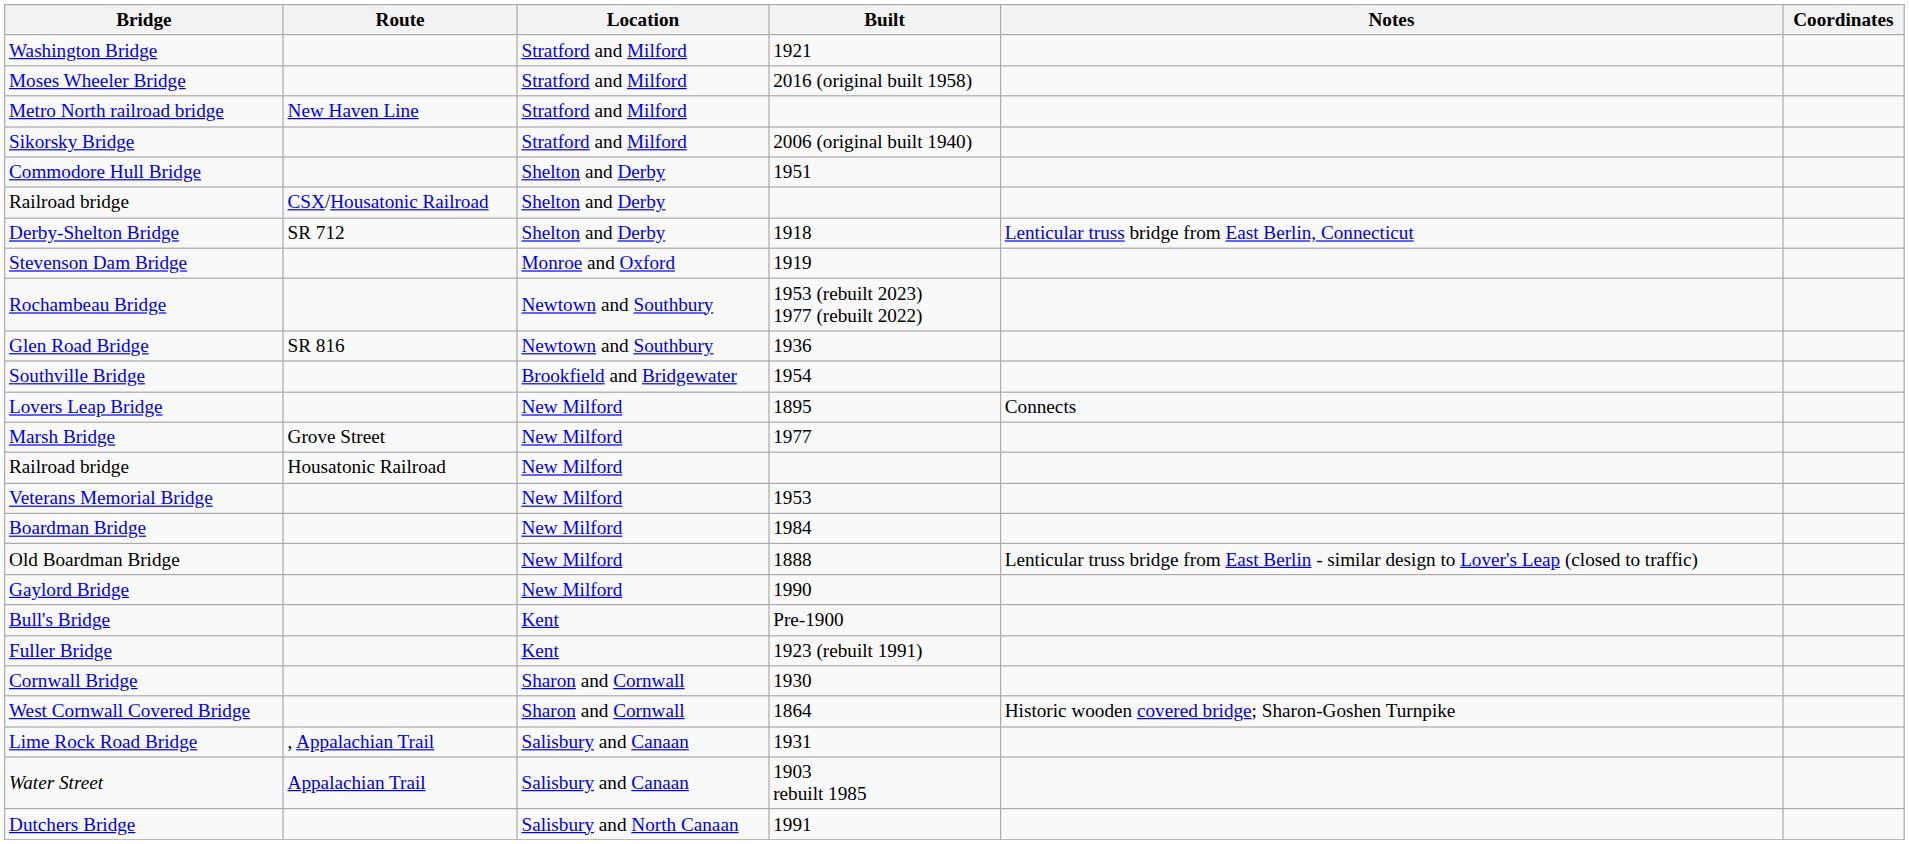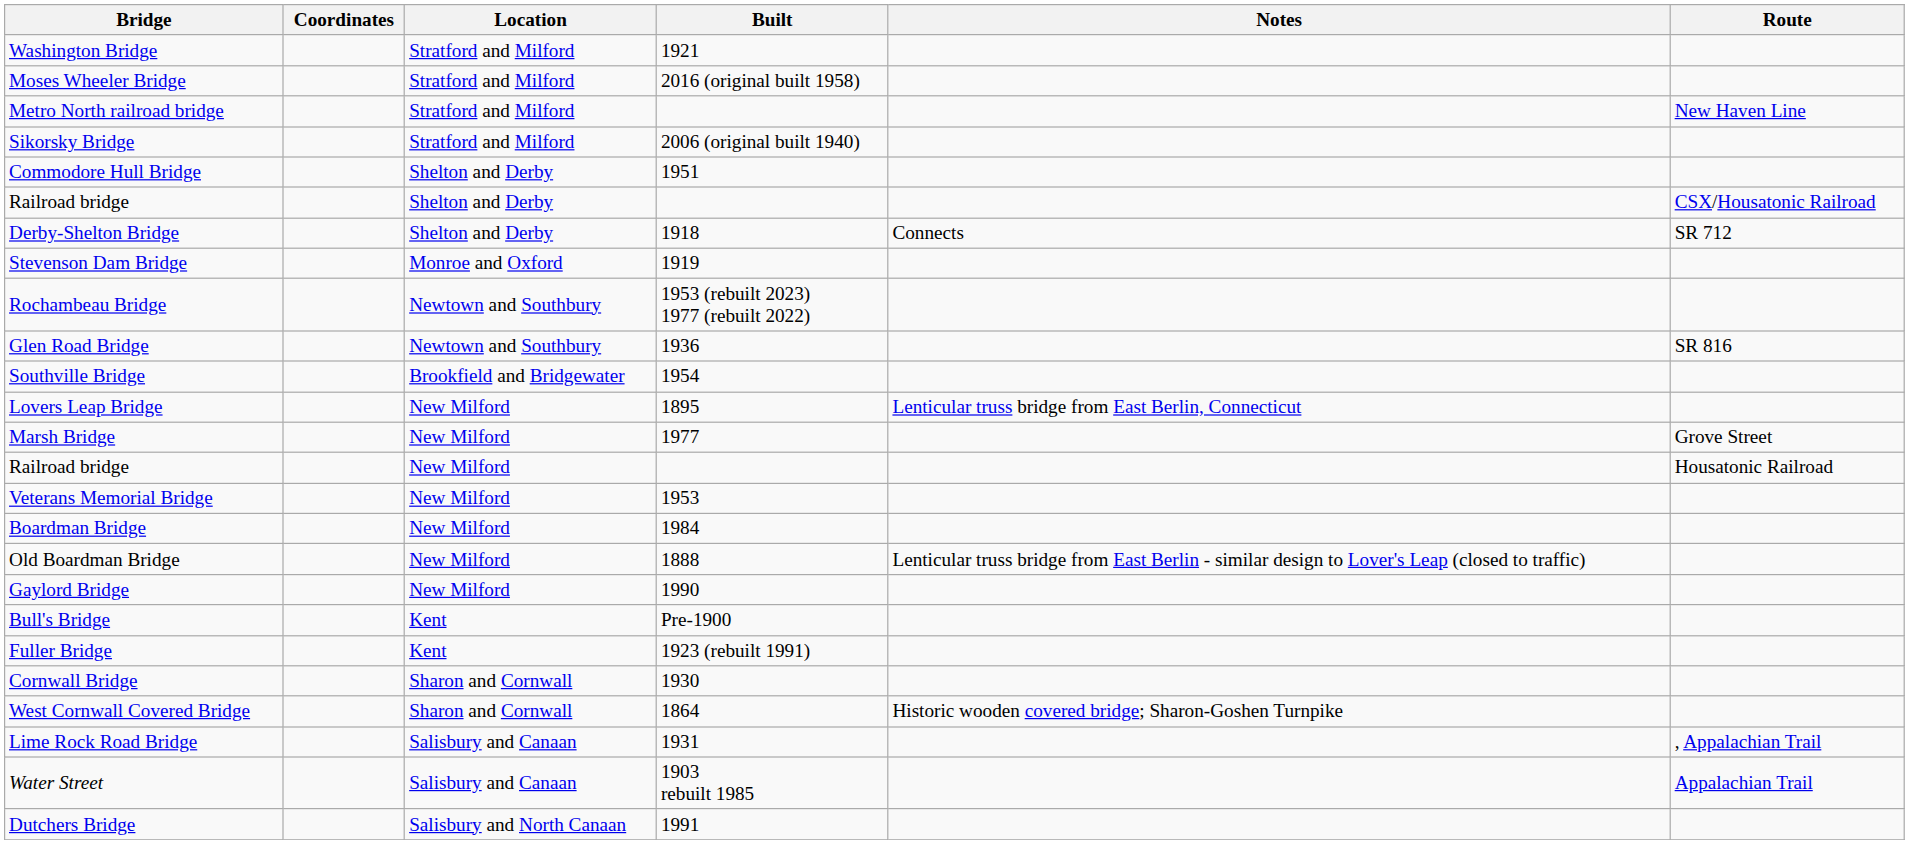columns swapped: (400, 19) <-> (1843, 19)
(1209, 232) Lenticular truss bridge from East Berlin, Connecticut -> (928, 232) Connects
(1040, 406) Connects -> (1097, 406) Lenticular truss bridge from East Berlin, Connecticut
